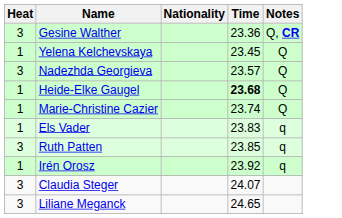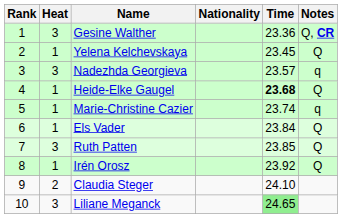+ column: (22, 14)
(283, 71) Q -> (318, 71) q
(283, 109) Q -> (318, 109) q
(245, 128) 23.83 -> (280, 128) 23.84
(283, 128) q -> (318, 128) Q
(283, 147) q -> (318, 147) Q
(283, 166) q -> (318, 166) Q
(20, 185) 3 -> (55, 185) 2
(245, 185) 24.07 -> (280, 185) 24.10
(245, 204) no background -> (280, 204) lightgreen background
